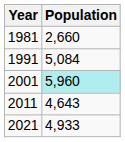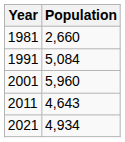(62, 81) paleturquoise background -> (62, 81) no background
(62, 125) 4,933 -> (62, 125) 4,934
